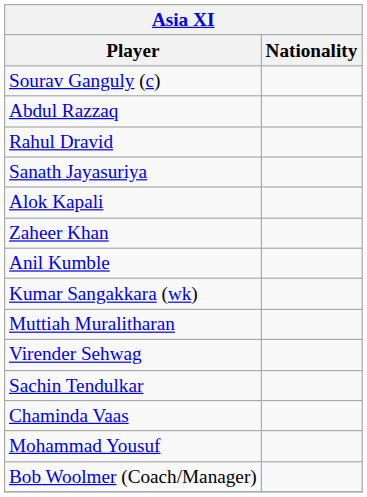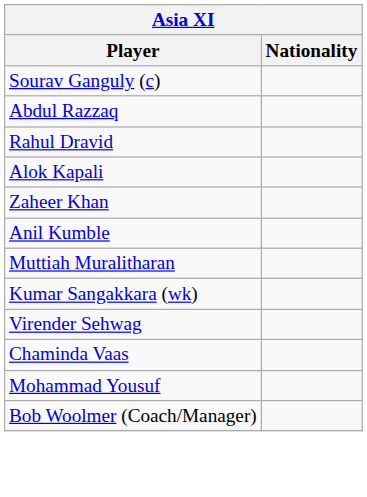- row: (78, 171)
rows swapped: (92, 324) <-> (103, 293)
- row: (76, 385)
